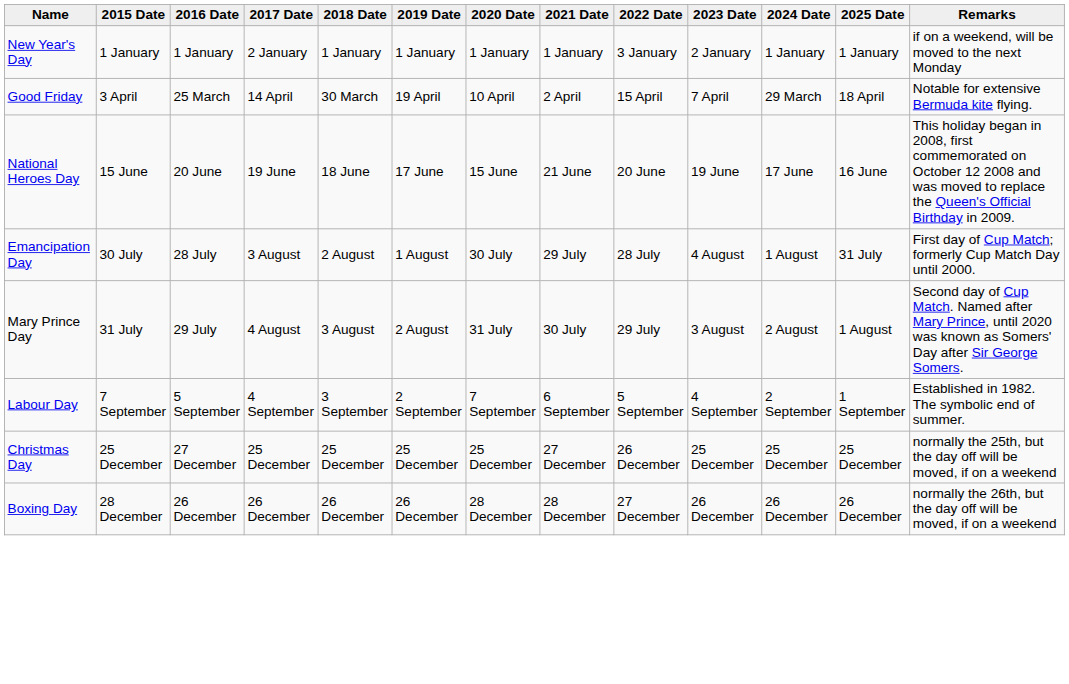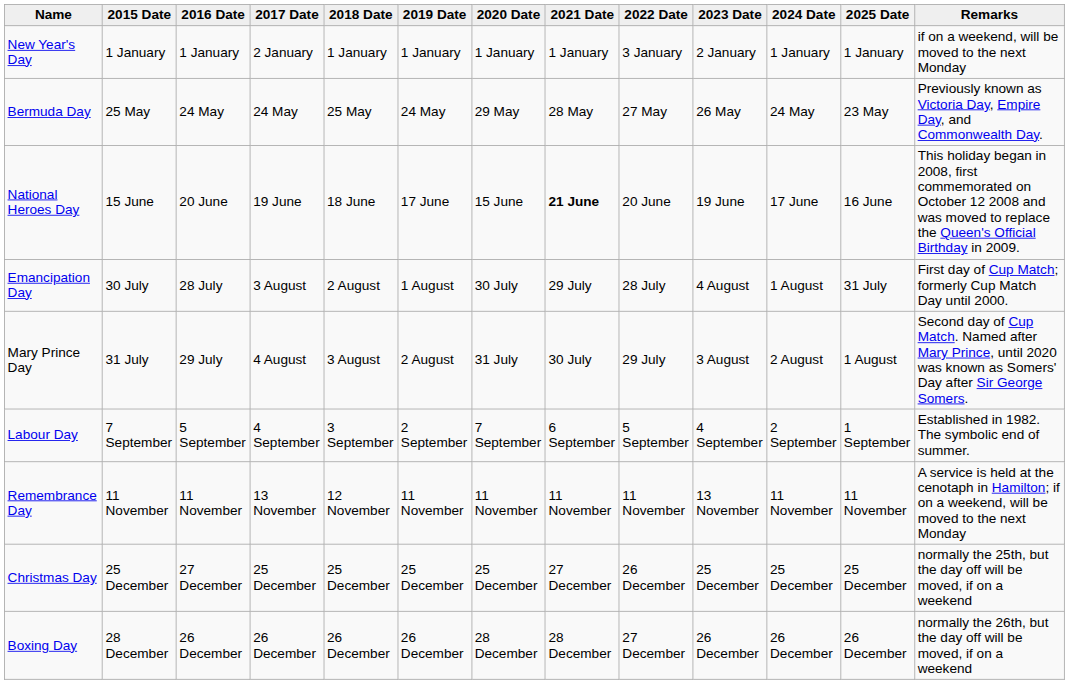- row: (45, 96)
+ row: (49, 111)
(567, 171) normal -> (574, 202) bold
+ row: (52, 502)
